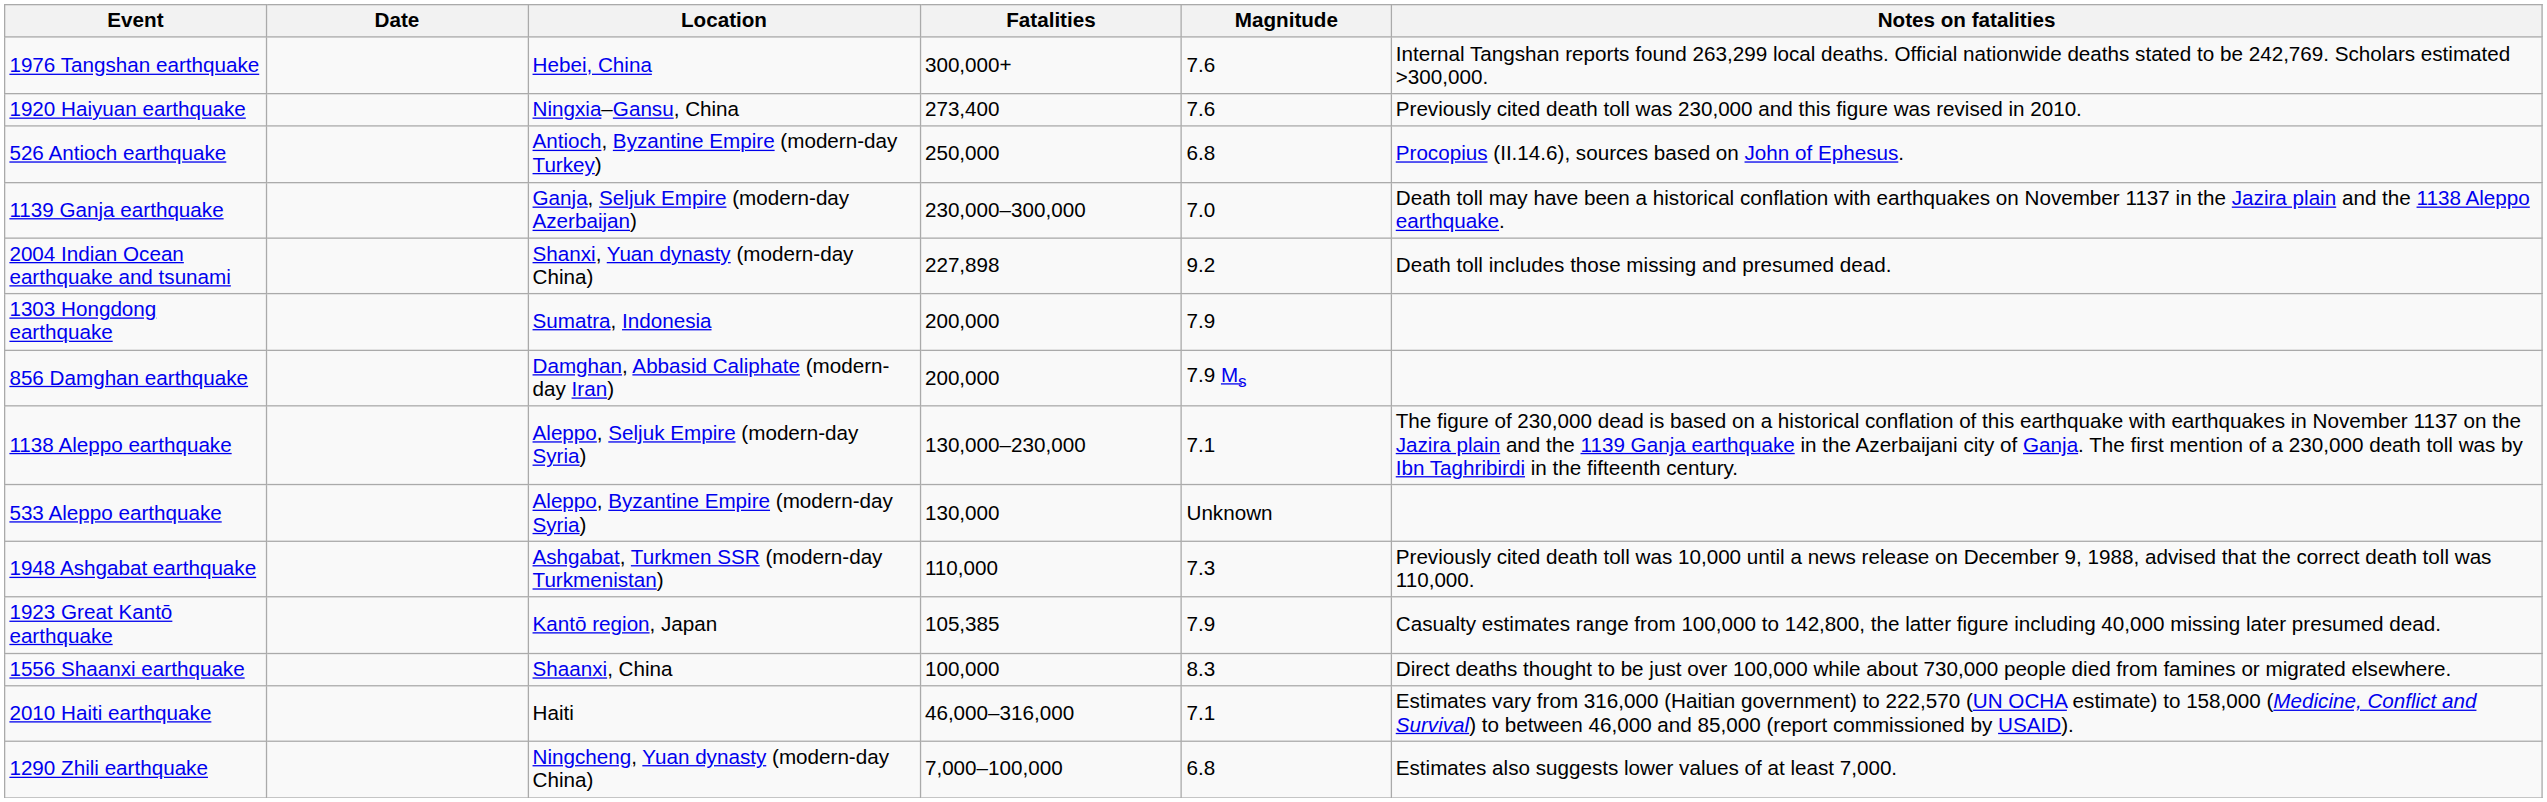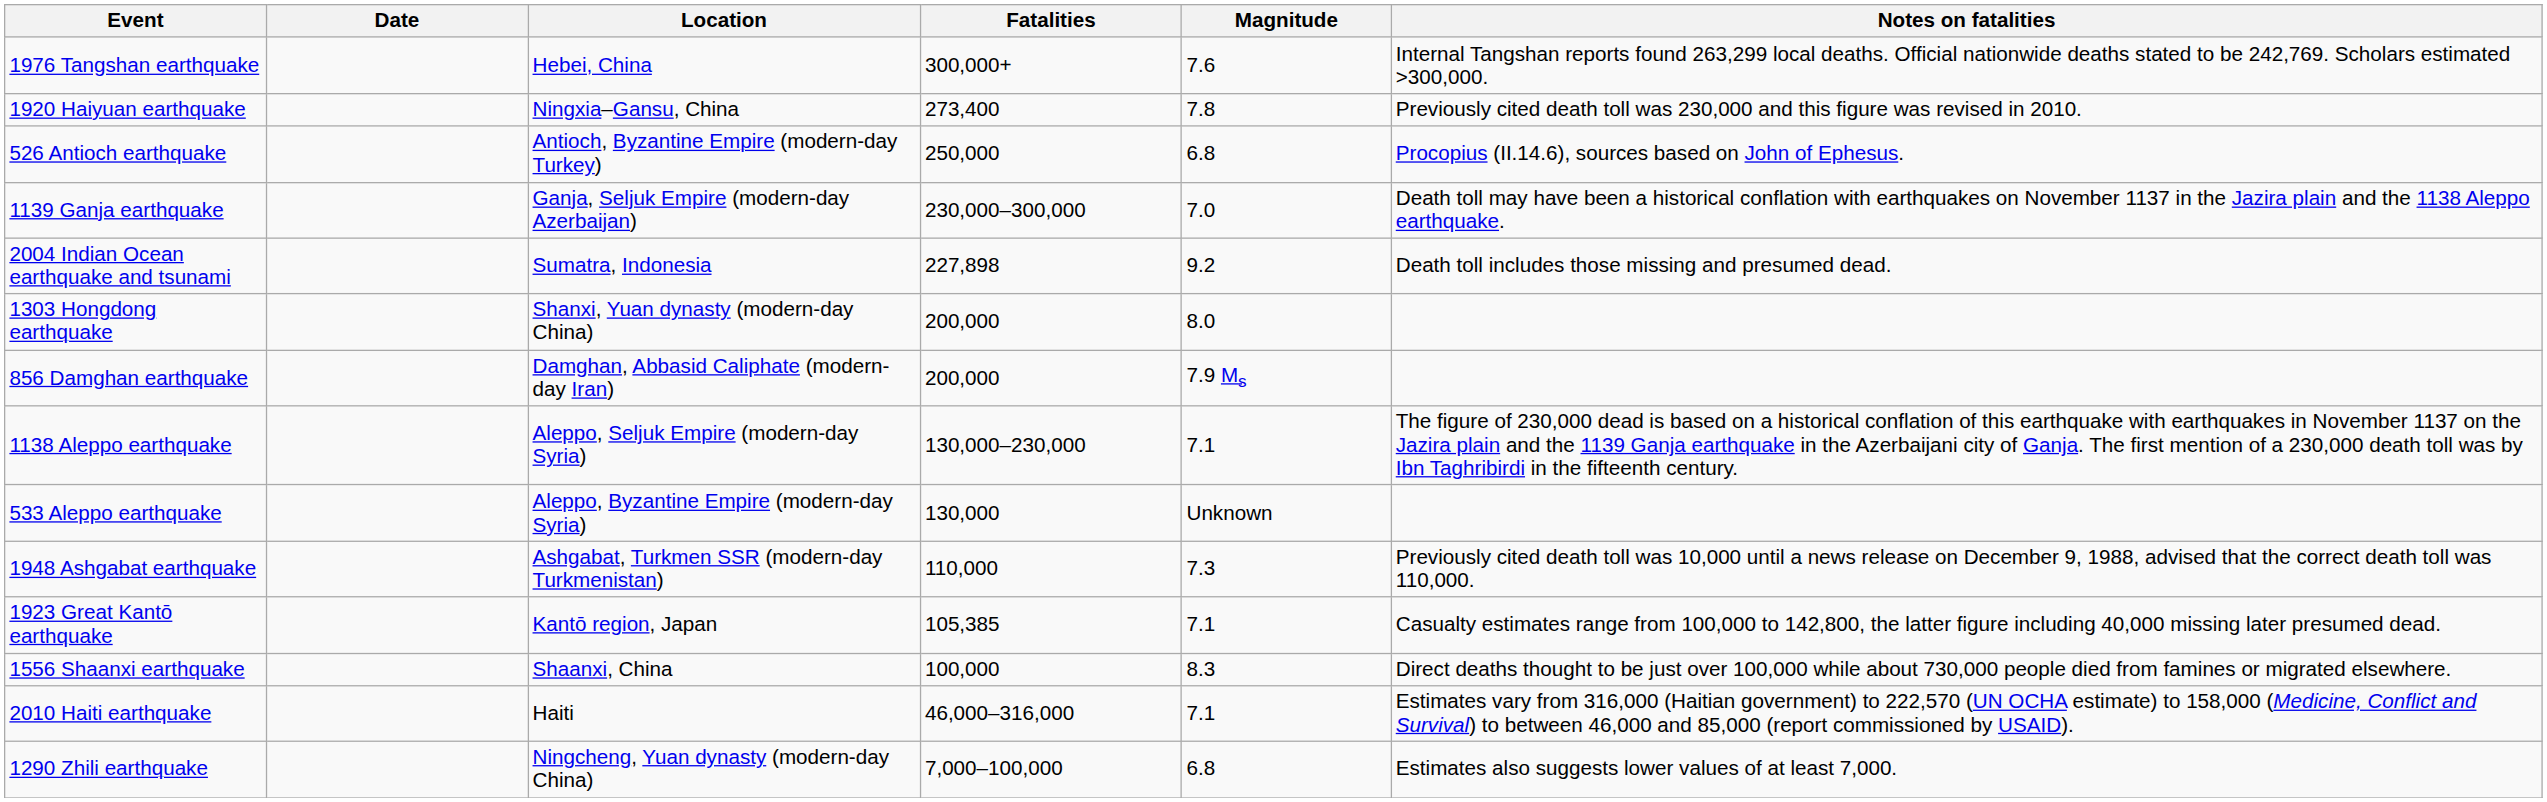(1201, 109) 7.6 -> (1201, 109) 7.8
(693, 265) Shanxi, Yuan dynasty (modern-day China) -> (622, 265) Sumatra, Indonesia
(622, 321) Sumatra, Indonesia -> (693, 321) Shanxi, Yuan dynasty (modern-day China)
(1201, 321) 7.9 -> (1201, 321) 8.0
(1201, 624) 7.9 -> (1201, 624) 7.1
